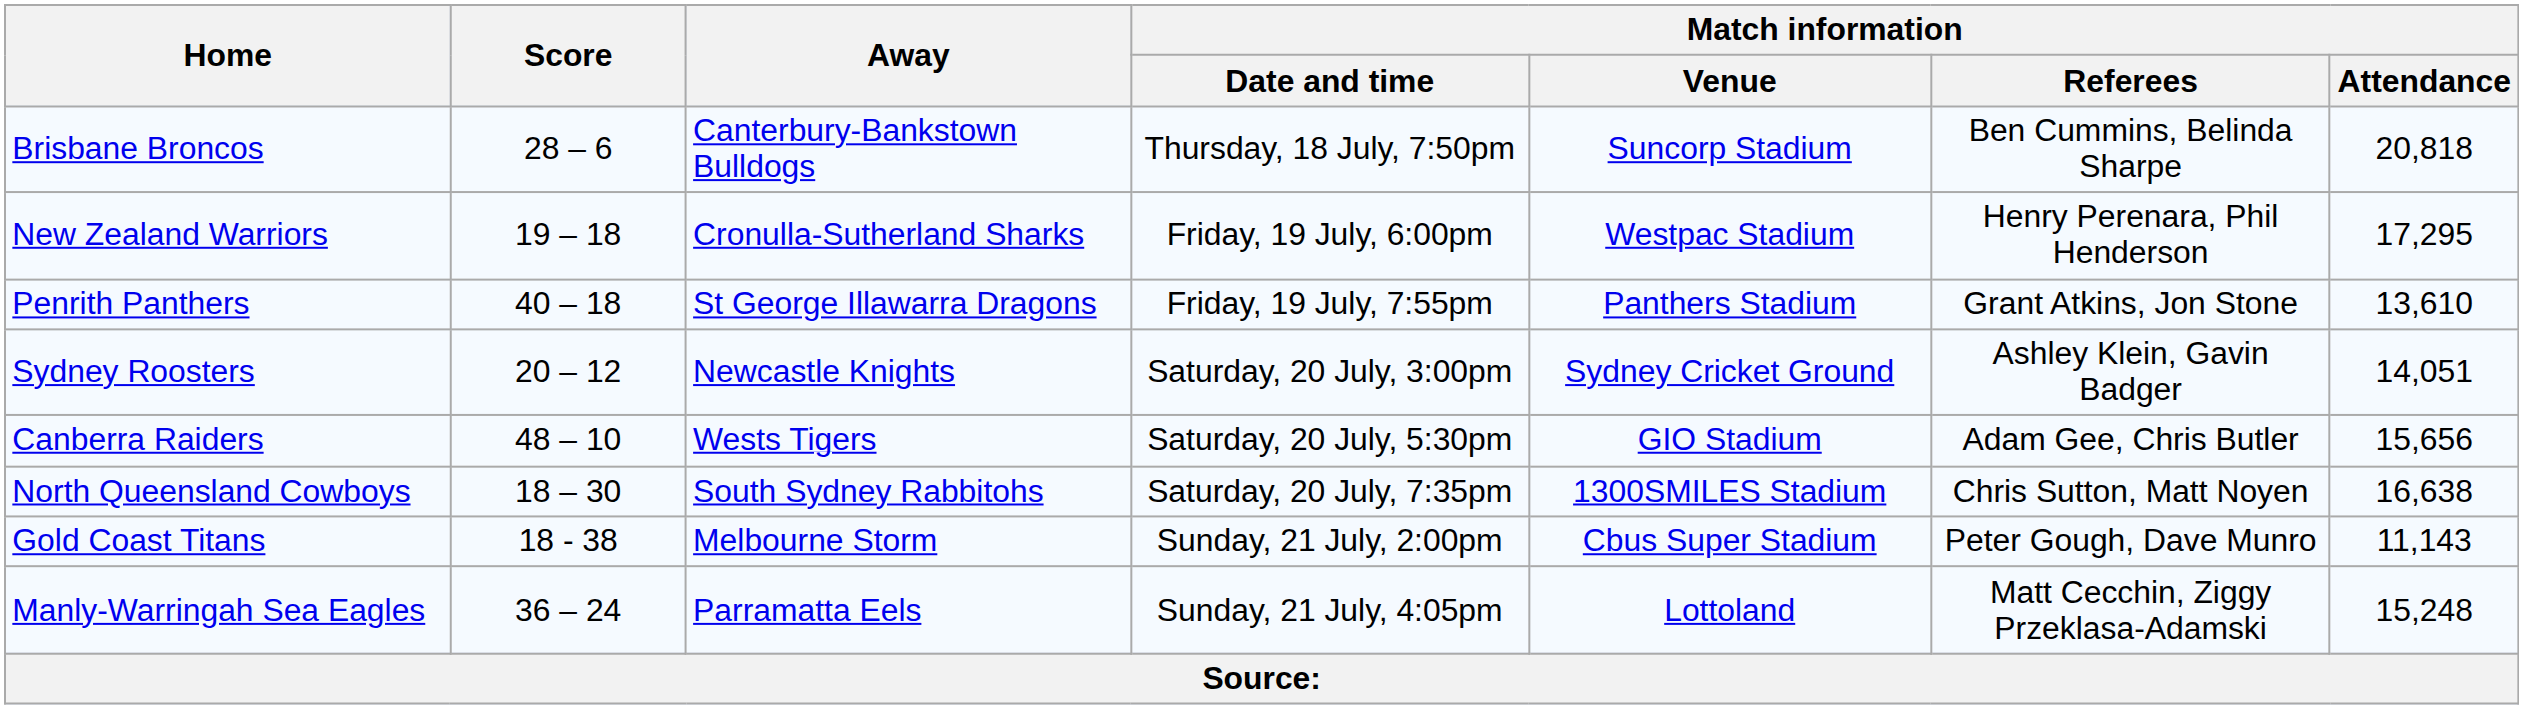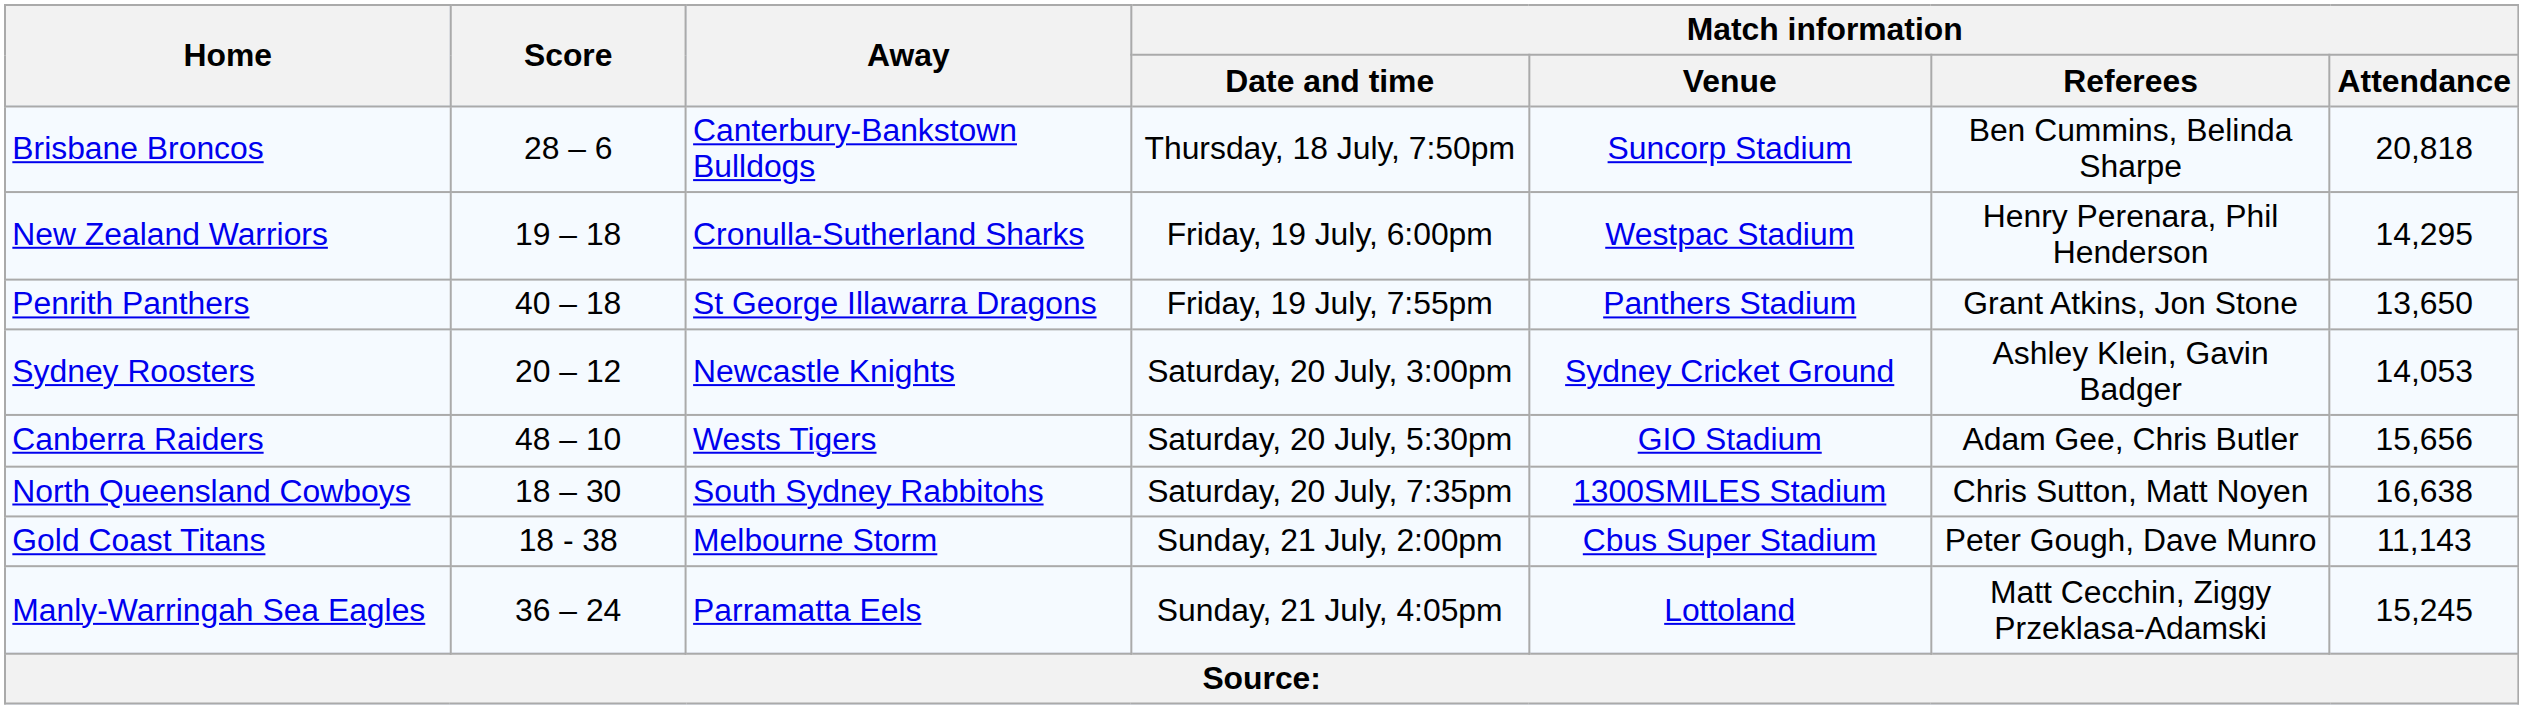(2424, 234) 17,295 -> (2424, 234) 14,295
(2424, 303) 13,610 -> (2424, 303) 13,650
(2424, 371) 14,051 -> (2424, 371) 14,053
(2424, 609) 15,248 -> (2424, 609) 15,245
